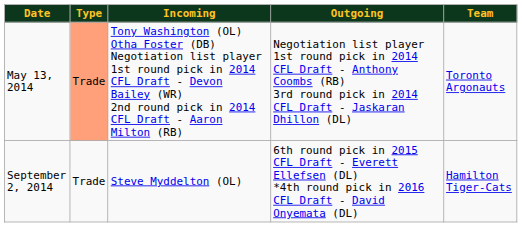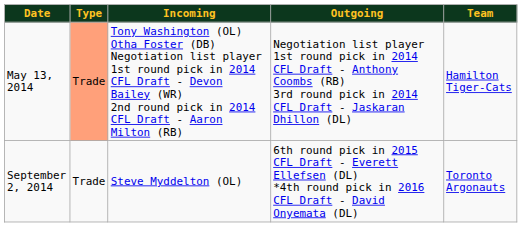(476, 82) Toronto Argonauts -> (479, 82) Hamilton Tiger-Cats
(479, 181) Hamilton Tiger-Cats -> (476, 181) Toronto Argonauts
